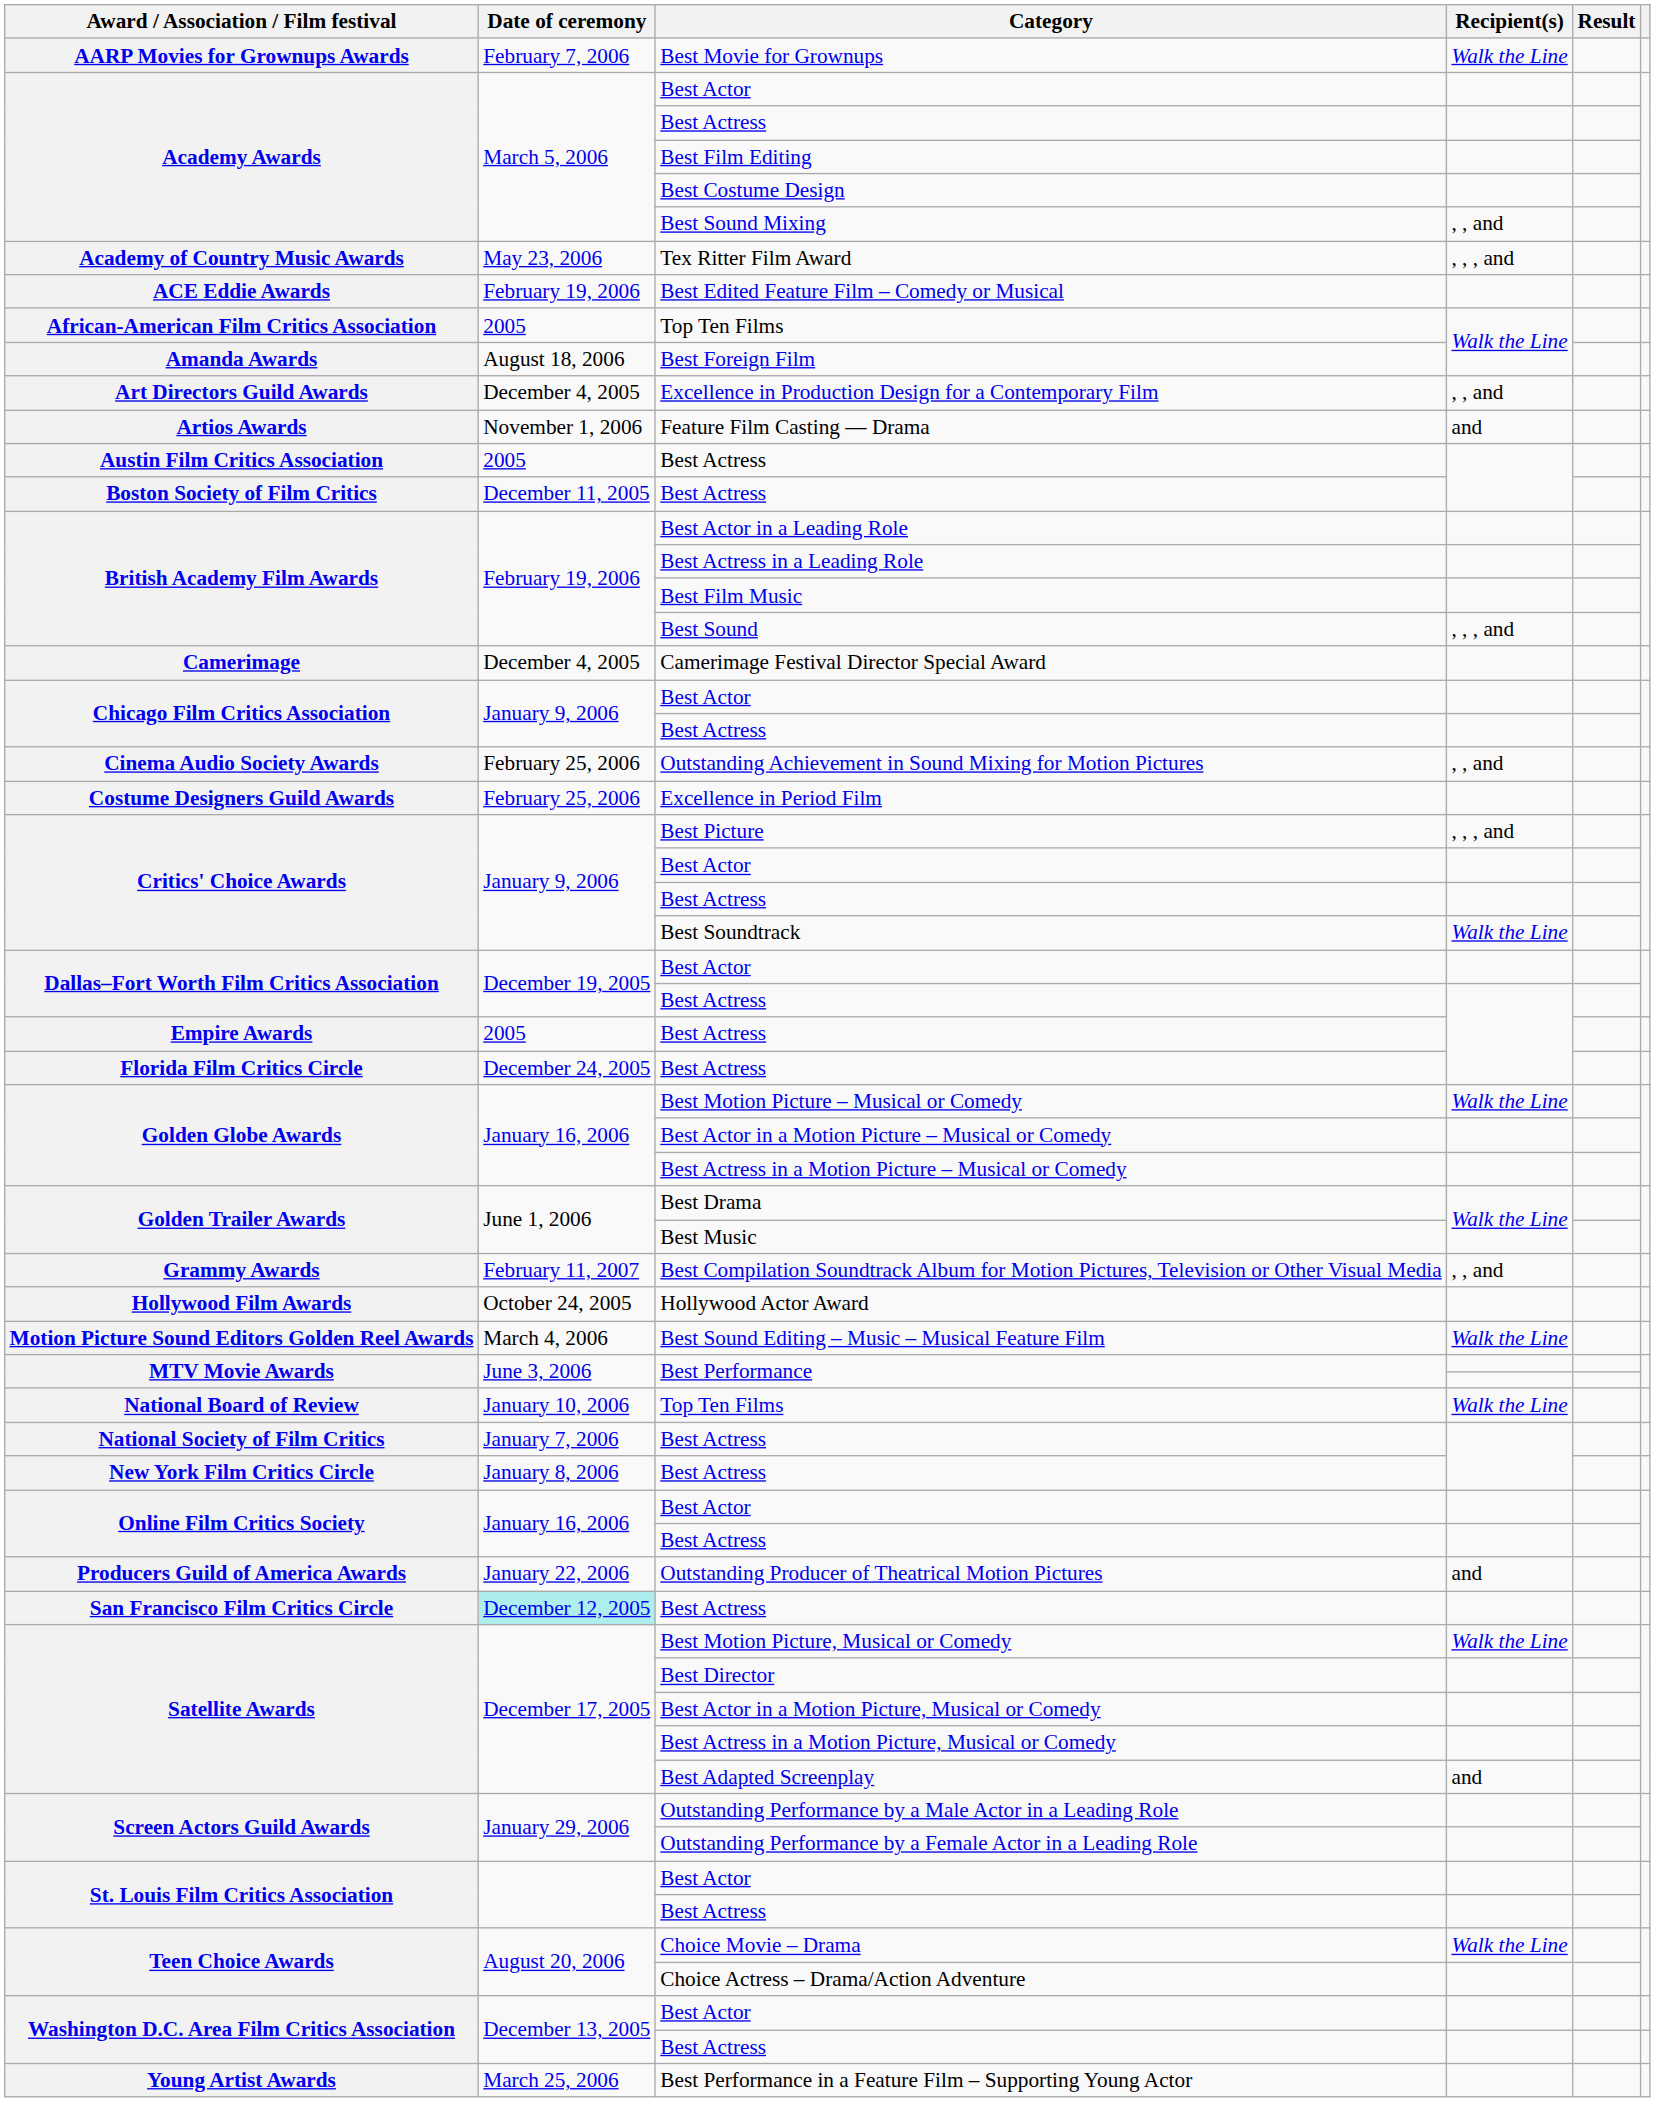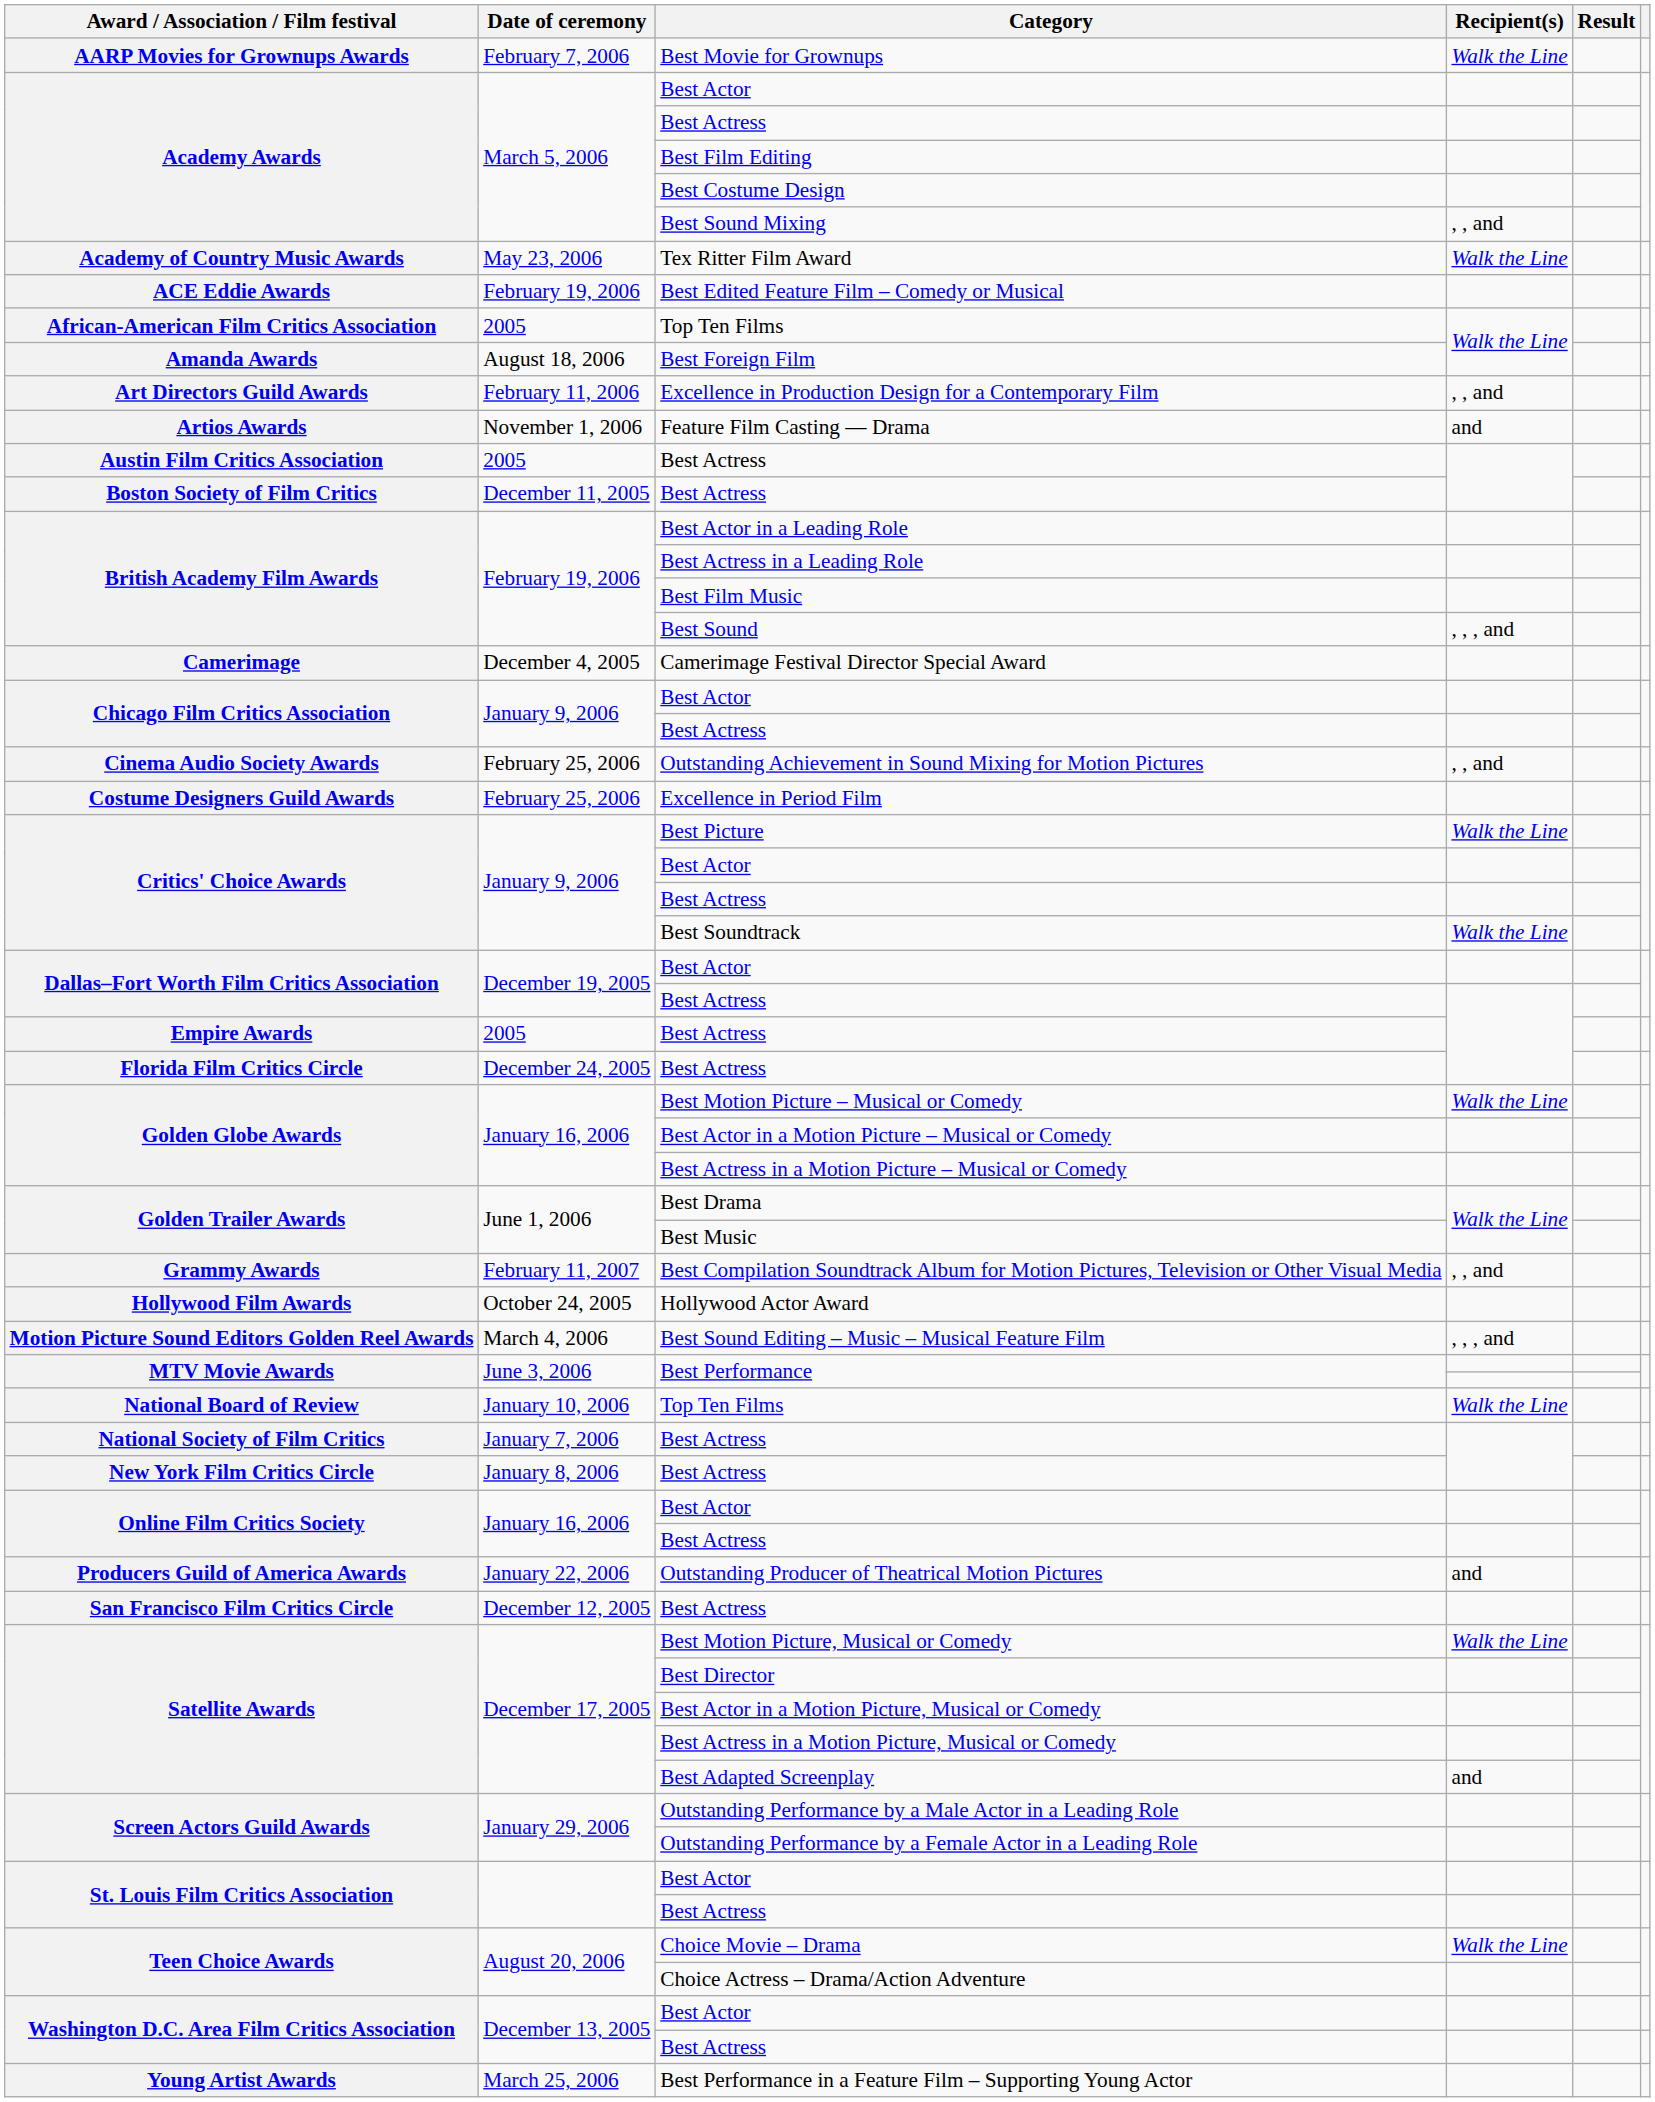(1483, 257) , , , and -> (1510, 257) Walk the Line
(562, 392) December 4, 2005 -> (561, 392) February 11, 2006
(1483, 831) , , , and -> (1510, 831) Walk the Line
(1510, 1337) Walk the Line -> (1483, 1337) , , , and
(567, 1607) paleturquoise background -> (567, 1607) no background
